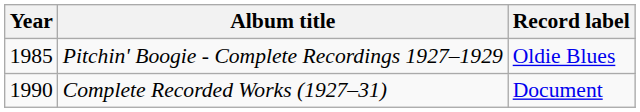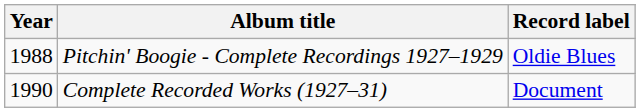(31, 55) 1985 -> (31, 55) 1988
